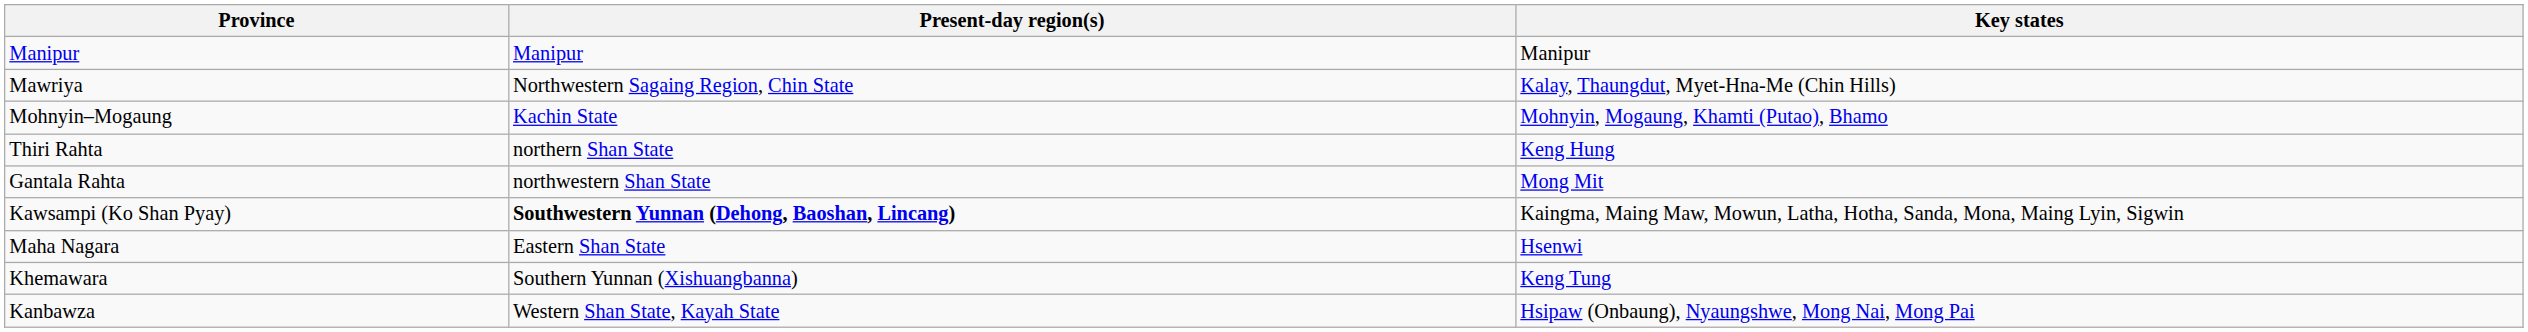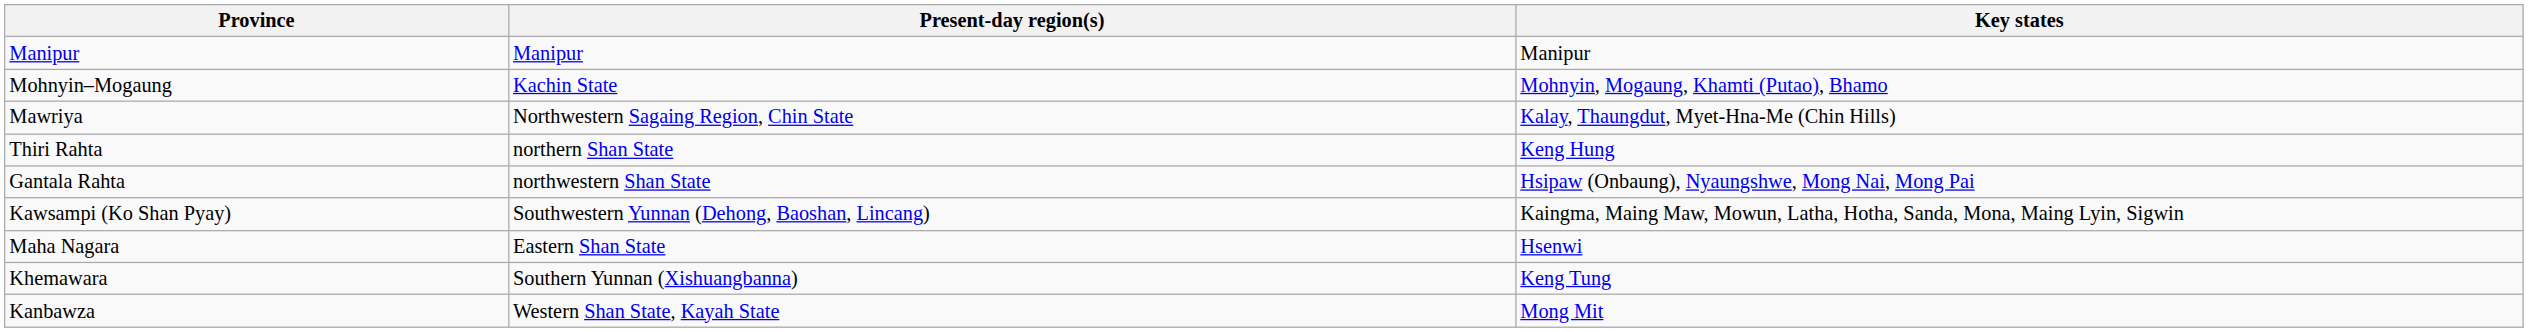rows swapped: (46, 85) <-> (91, 117)
(1562, 181) Mong Mit -> (1748, 181) Hsipaw (Onbaung), Nyaungshwe, Mong Nai, Mong Pai
(734, 213) bold -> (721, 213) normal
(1748, 310) Hsipaw (Onbaung), Nyaungshwe, Mong Nai, Mong Pai -> (1562, 310) Mong Mit
